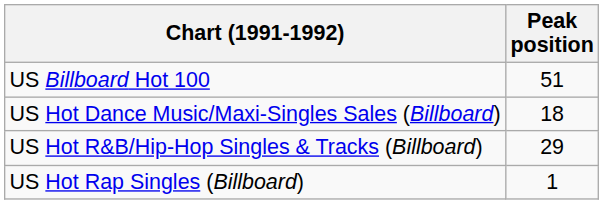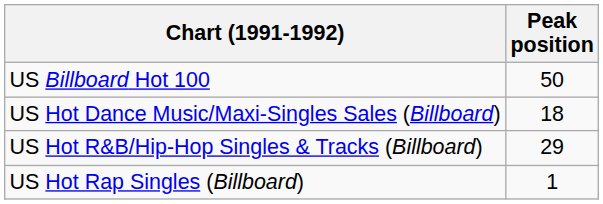(552, 79) 51 -> (552, 79) 50
